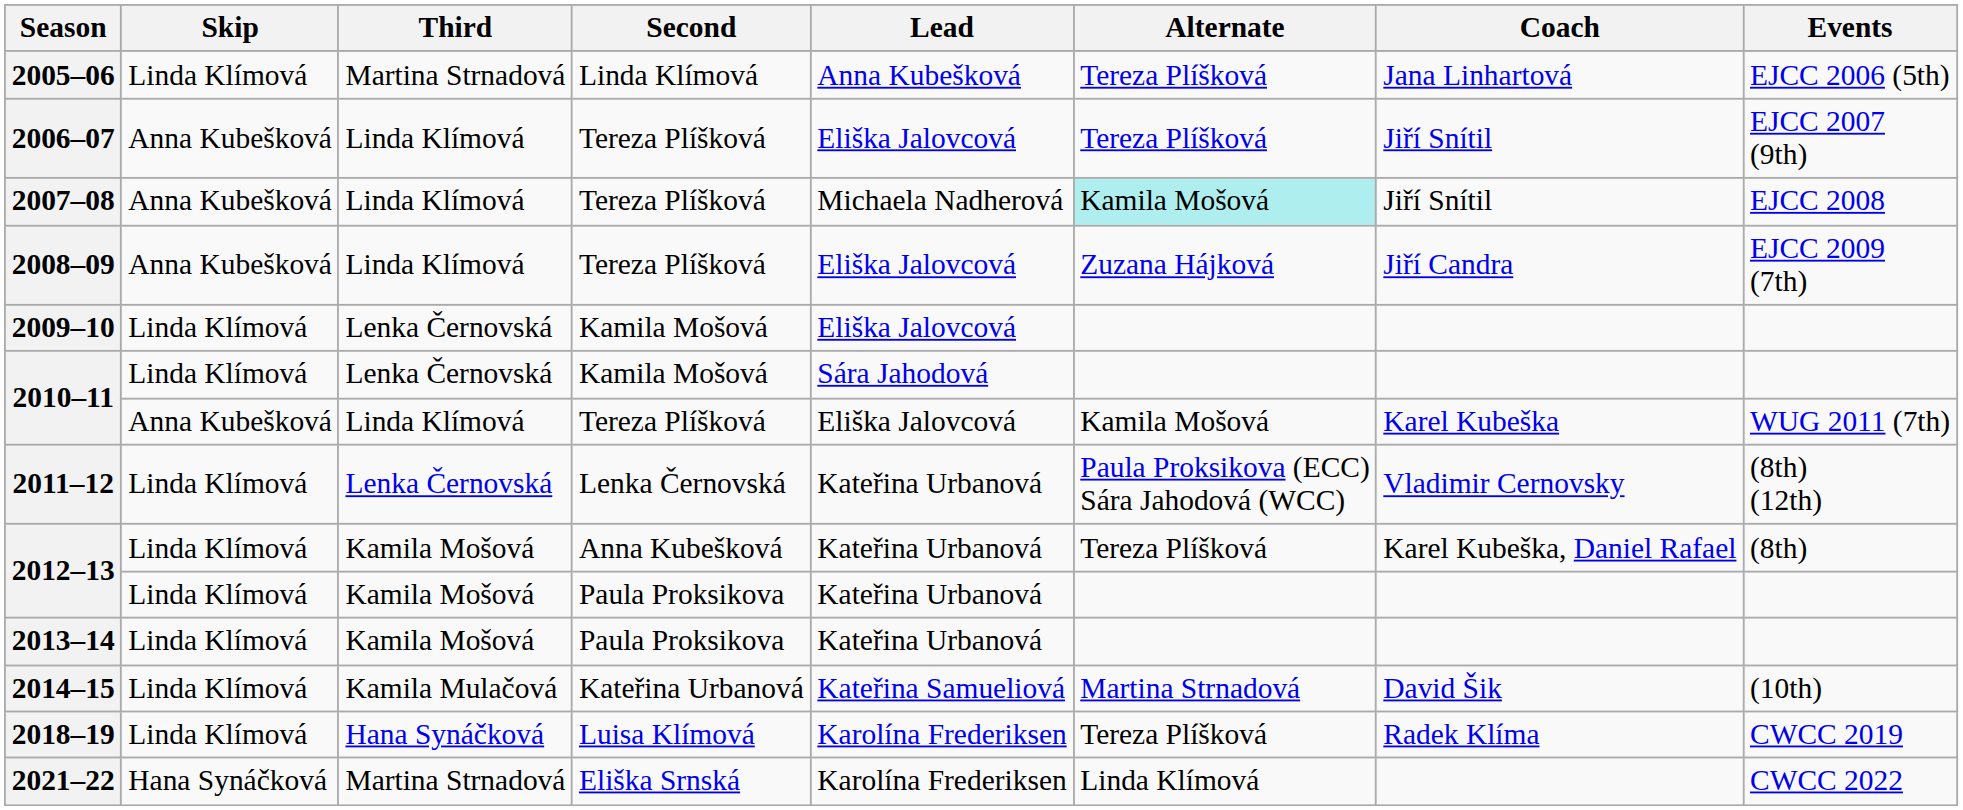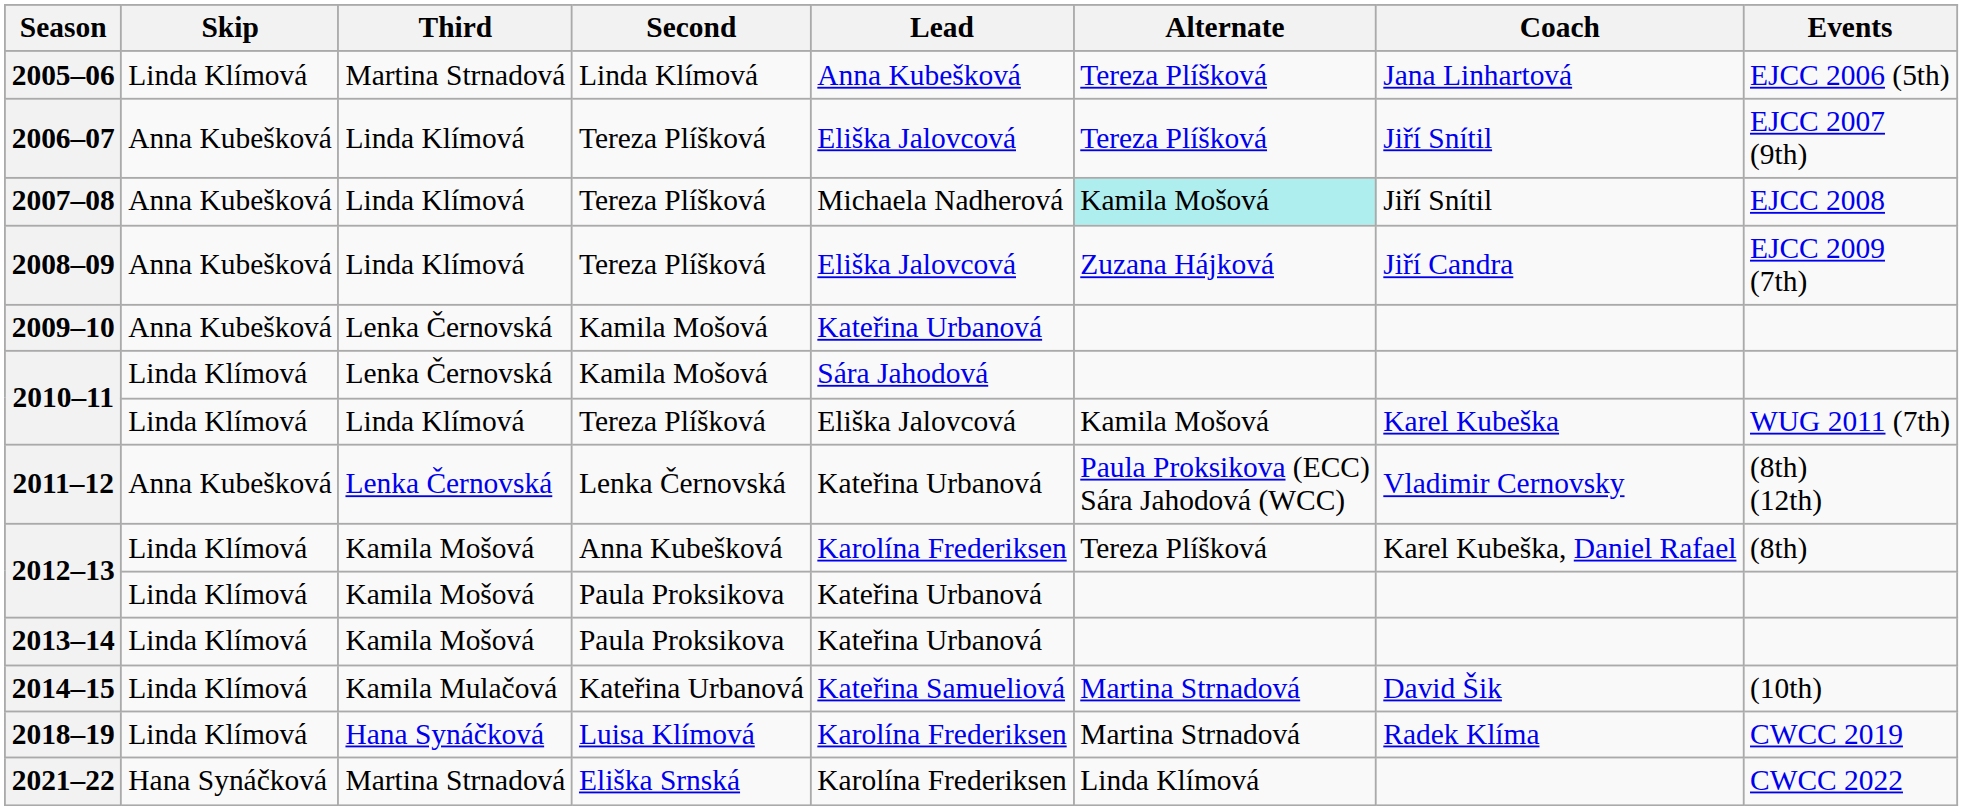(218, 327) Linda Klímová -> (230, 327) Anna Kubešková
(917, 327) Eliška Jalovcová -> (930, 327) Kateřina Urbanová
(230, 420) Anna Kubešková -> (218, 420) Linda Klímová
(218, 484) Linda Klímová -> (230, 484) Anna Kubešková
(930, 547) Kateřina Urbanová -> (942, 547) Karolína Frederiksen
(1174, 734) Tereza Plíšková -> (1190, 734) Martina Strnadová
